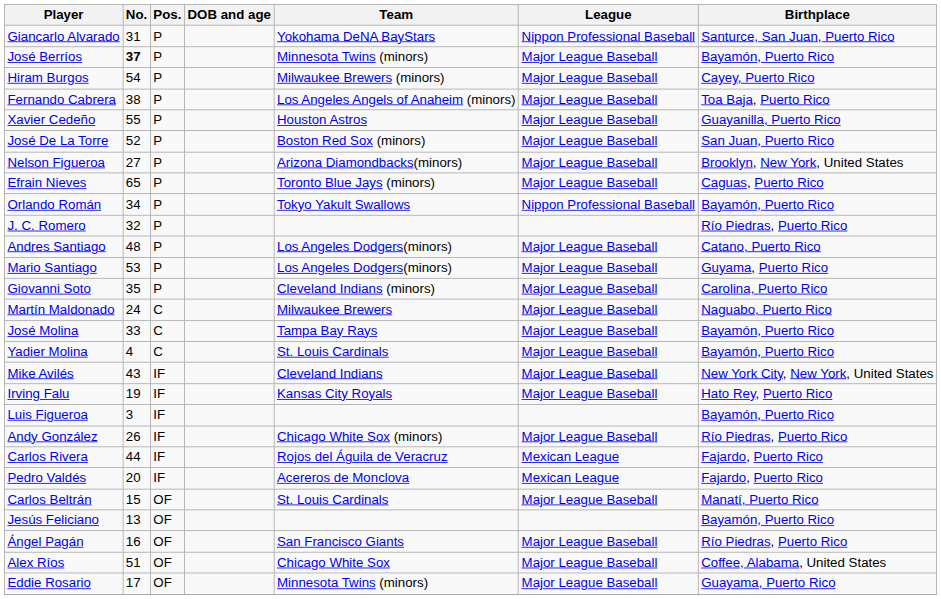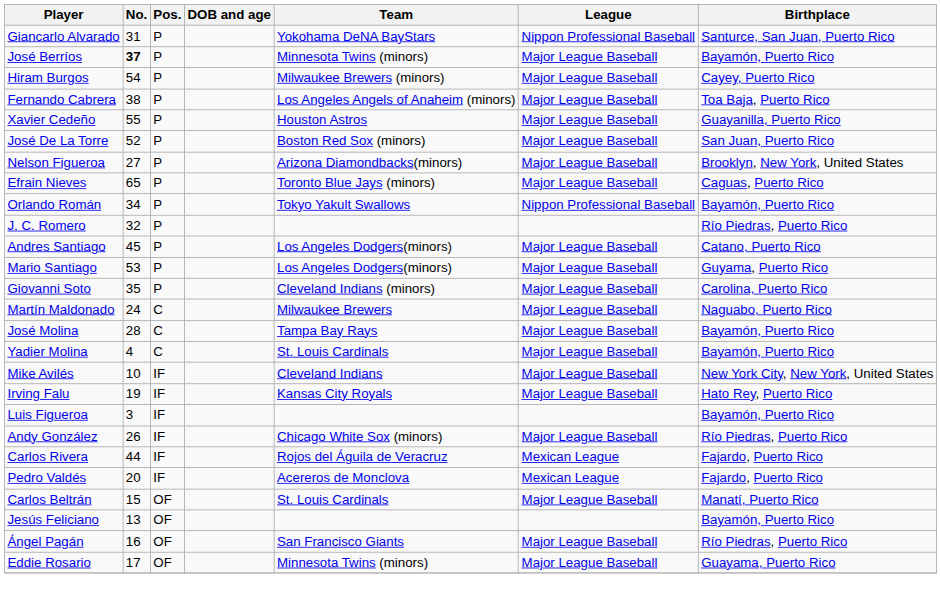(133, 246) 48 -> (133, 246) 45
(133, 330) 33 -> (133, 330) 28
(133, 373) 43 -> (133, 373) 10
- row: (36, 562)
